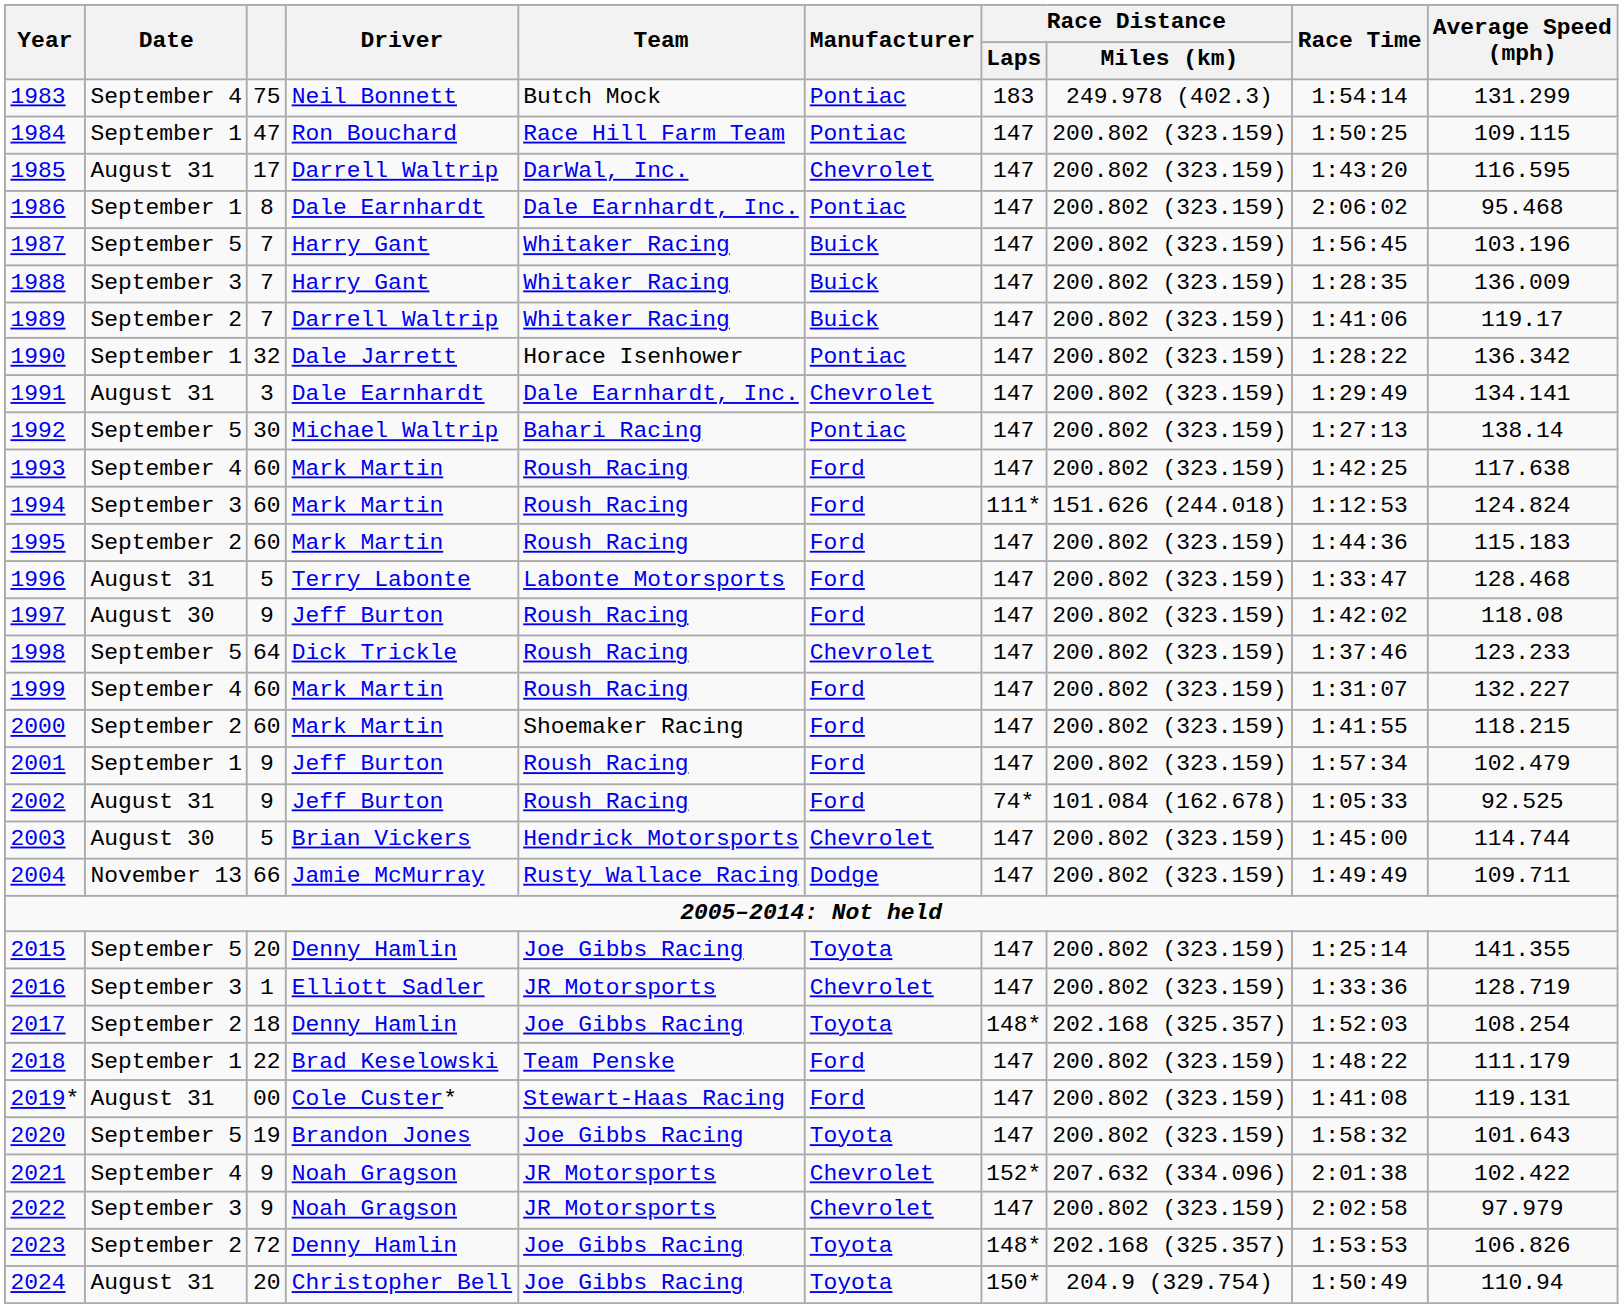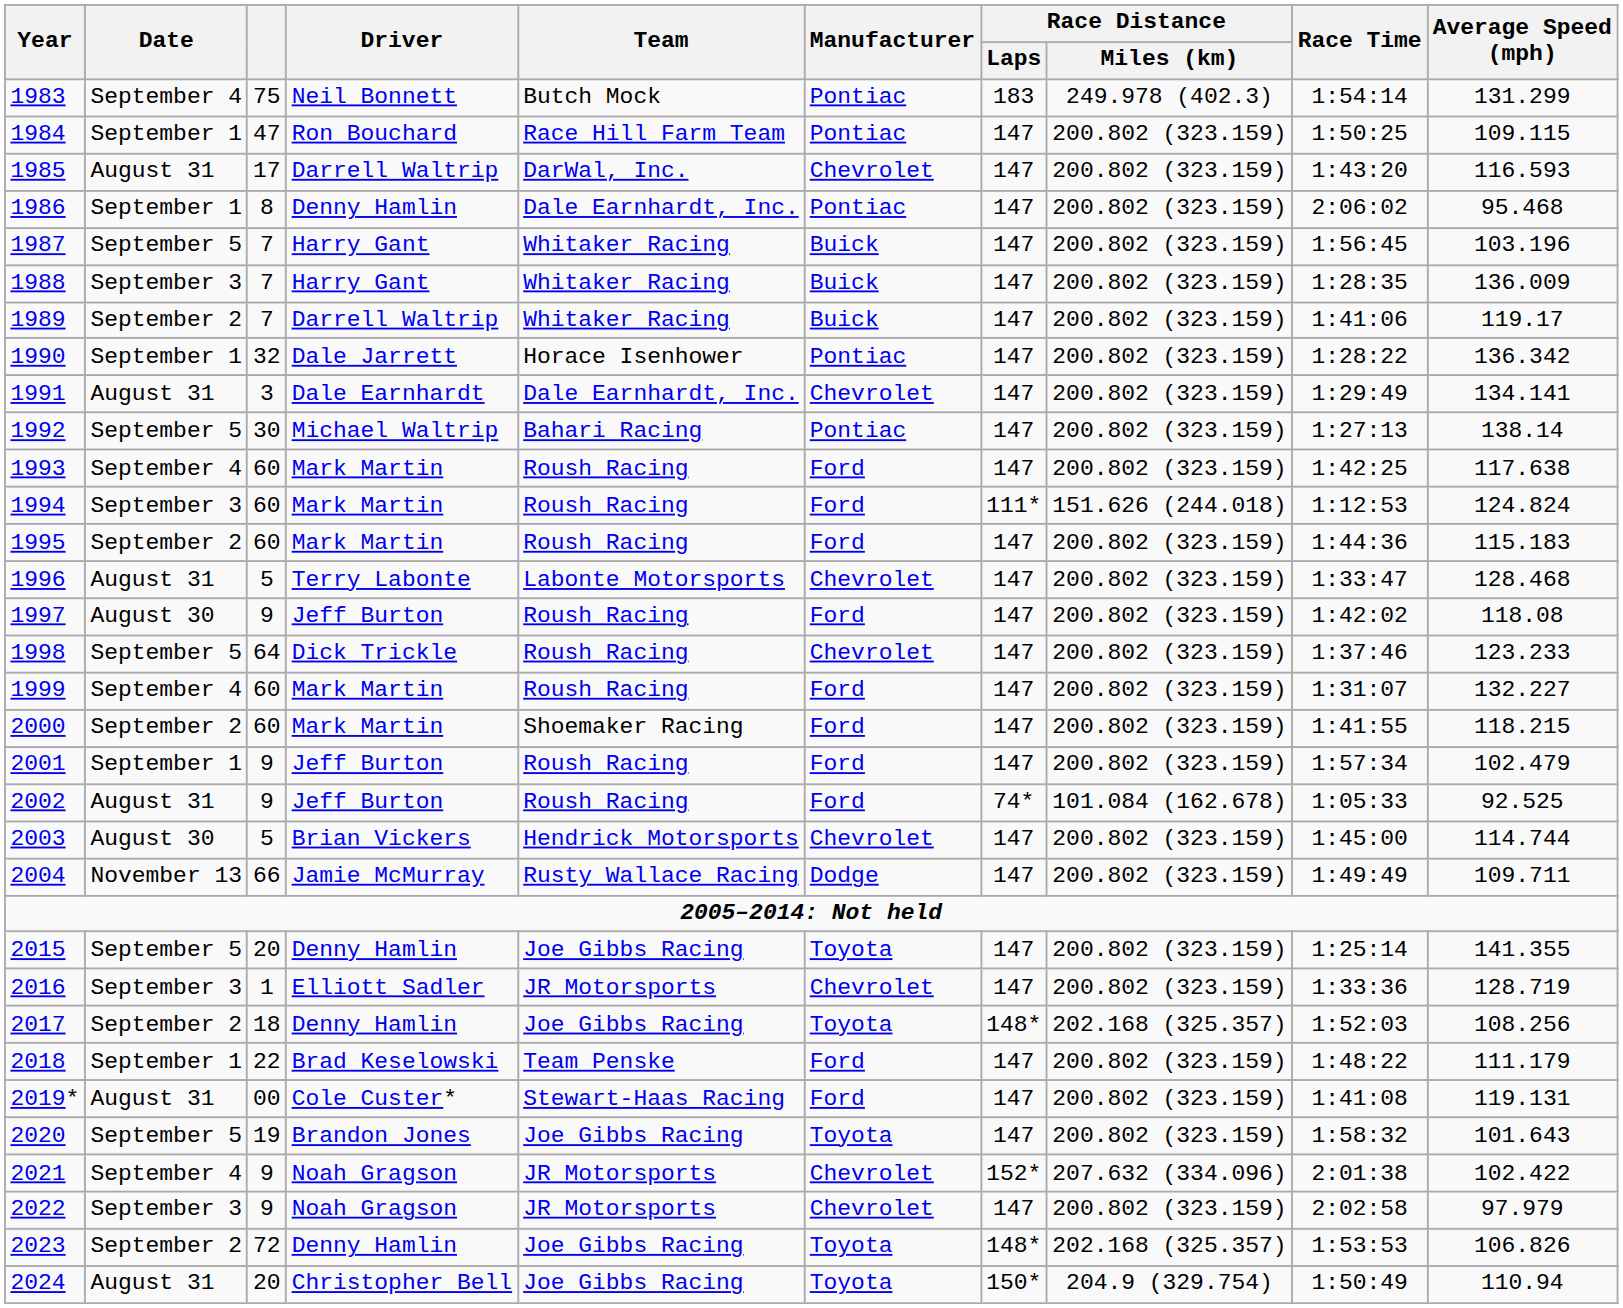(1522, 172) 116.595 -> (1522, 172) 116.593
(388, 209) Dale Earnhardt -> (374, 209) Denny Hamlin
(837, 580) Ford -> (872, 580) Chevrolet
(1522, 1025) 108.254 -> (1522, 1025) 108.256
